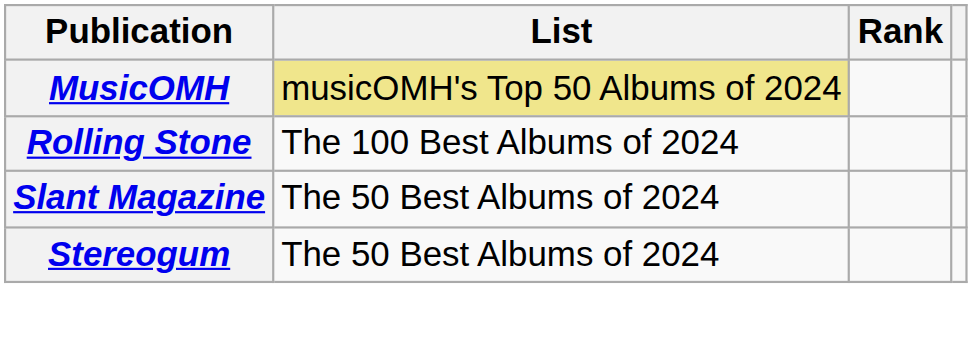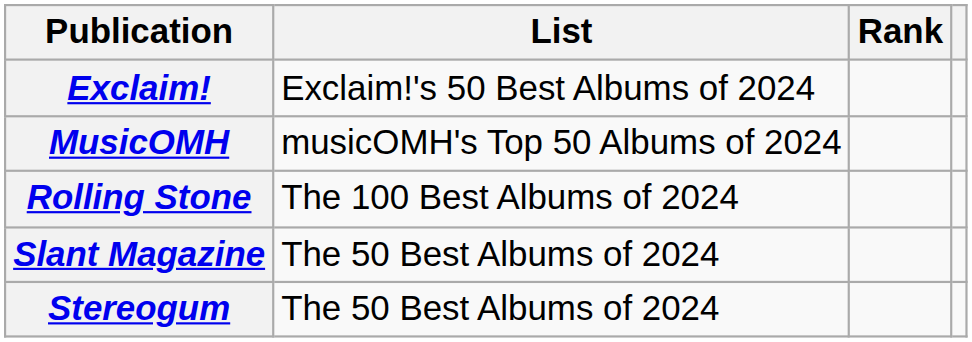+ row: (139, 87)
(561, 87) khaki background -> (561, 142) no background
